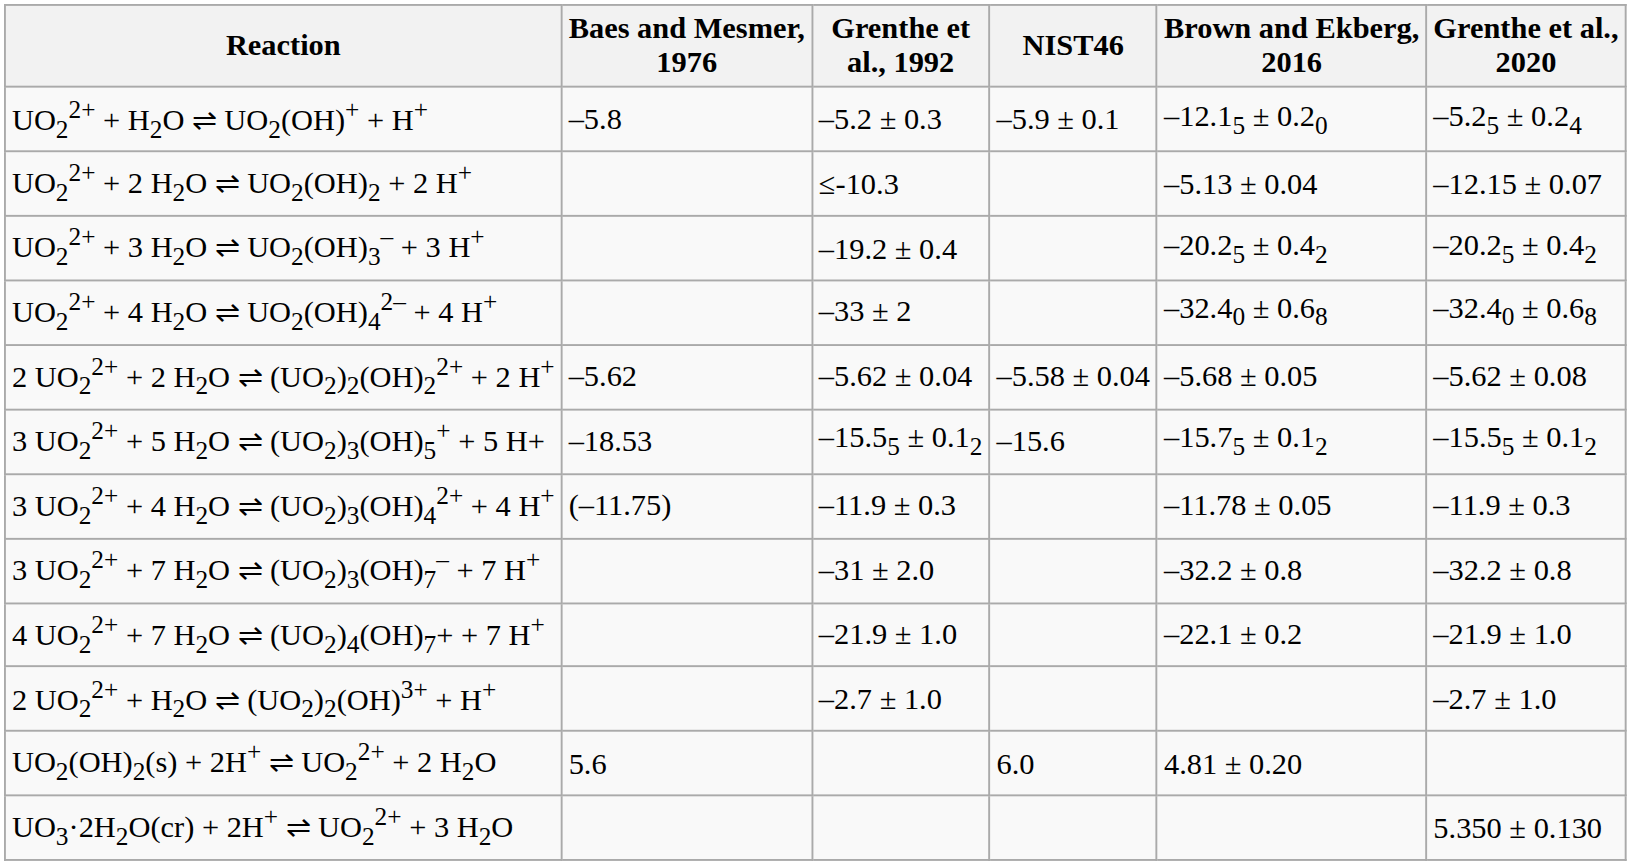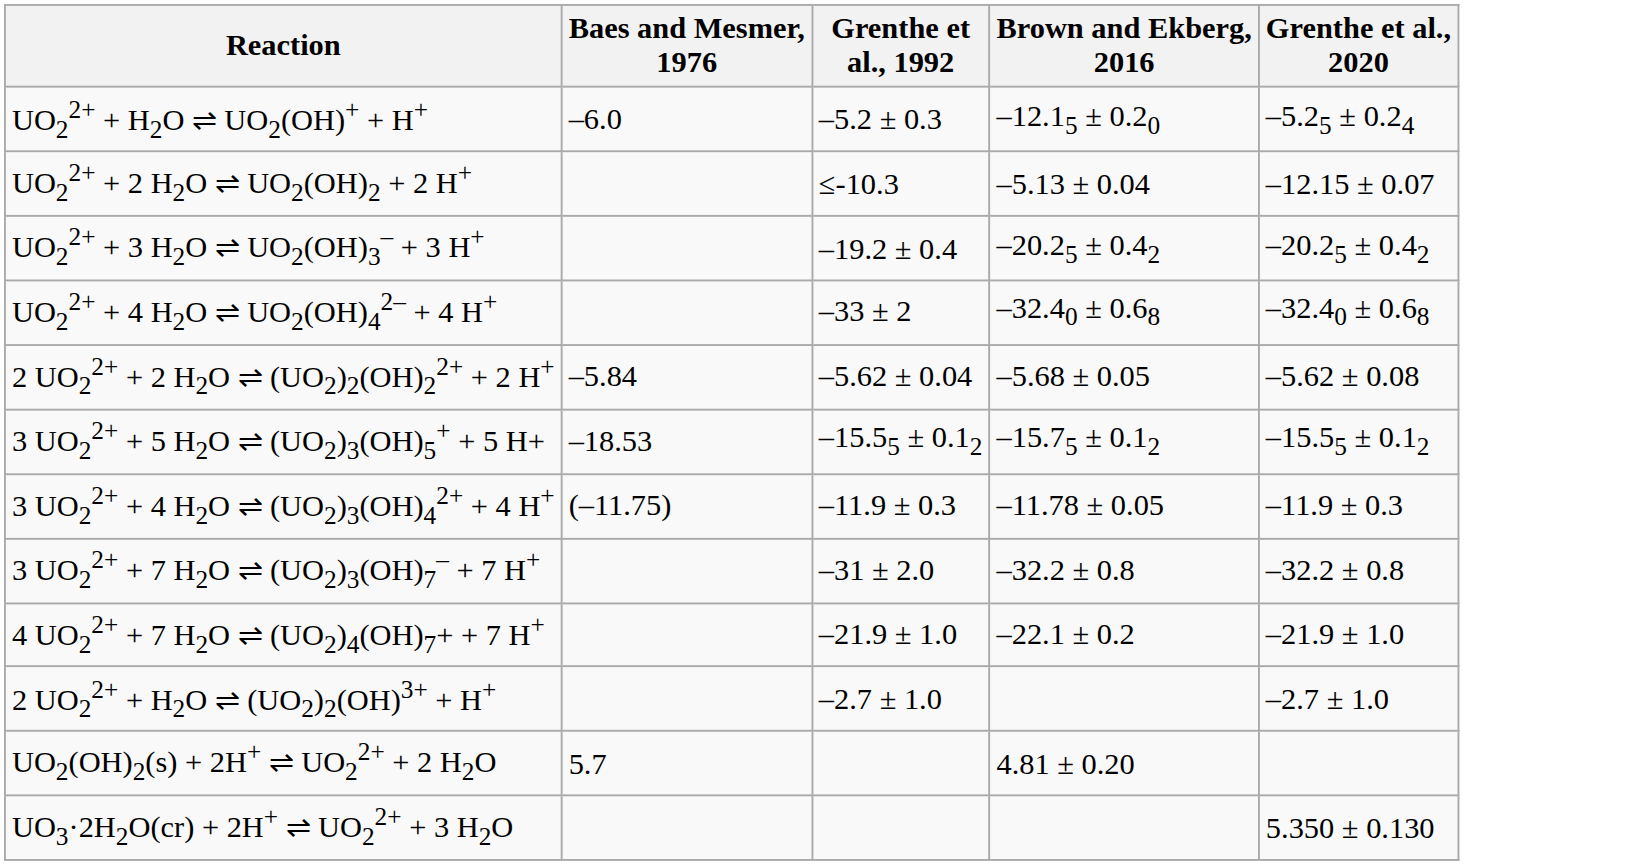- column: (1073, 45)
(595, 119) –5.8 -> (595, 119) –6.0
(603, 376) –5.62 -> (603, 376) –5.84
(588, 763) 5.6 -> (588, 763) 5.7
